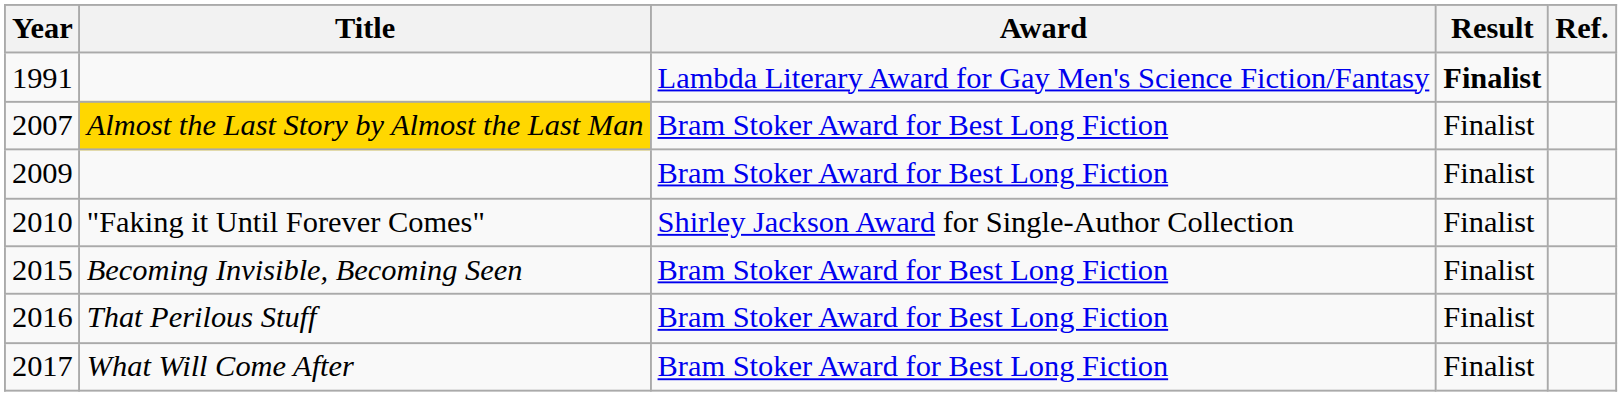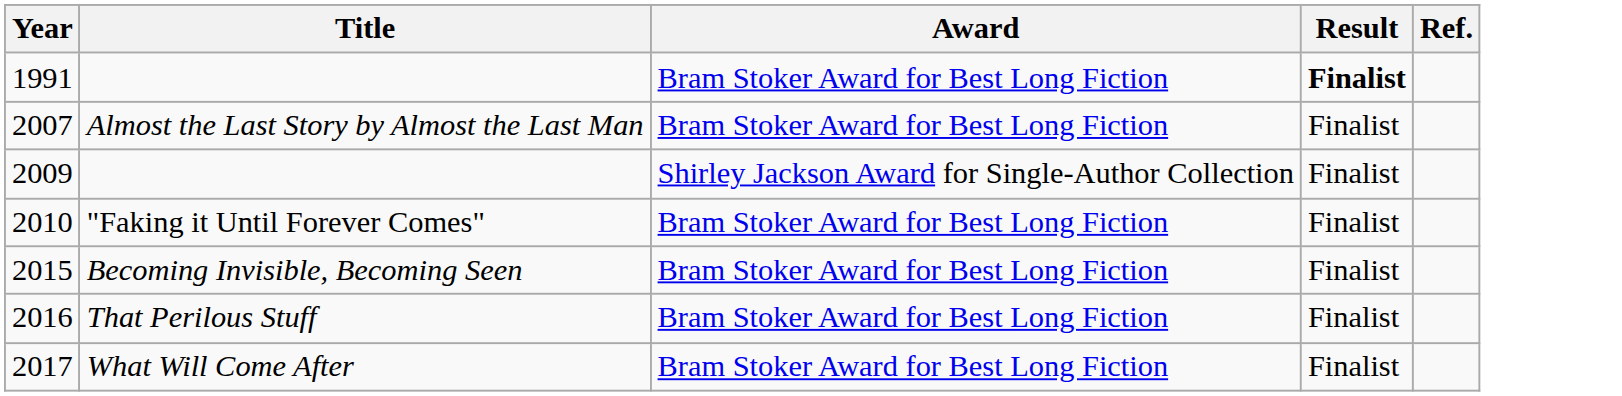(1043, 76) Lambda Literary Award for Gay Men's Science Fiction/Fantasy -> (913, 76) Bram Stoker Award for Best Long Fiction
(365, 125) gold background -> (365, 125) no background
(913, 173) Bram Stoker Award for Best Long Fiction -> (976, 173) Shirley Jackson Award for Single-Author Collection
(976, 221) Shirley Jackson Award for Single-Author Collection -> (913, 221) Bram Stoker Award for Best Long Fiction
